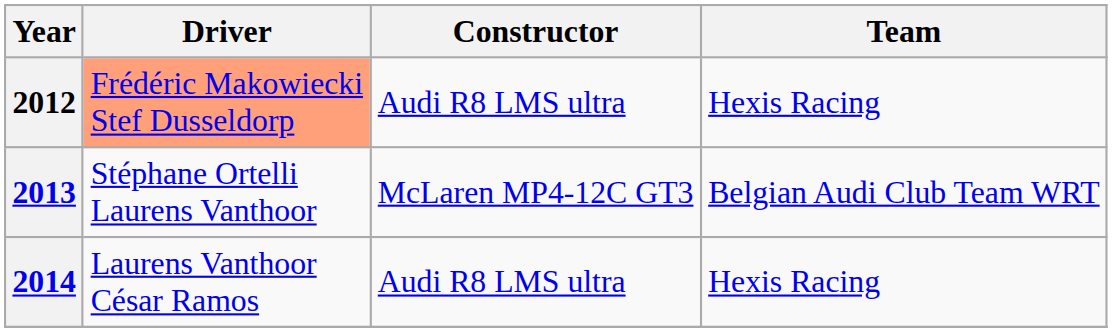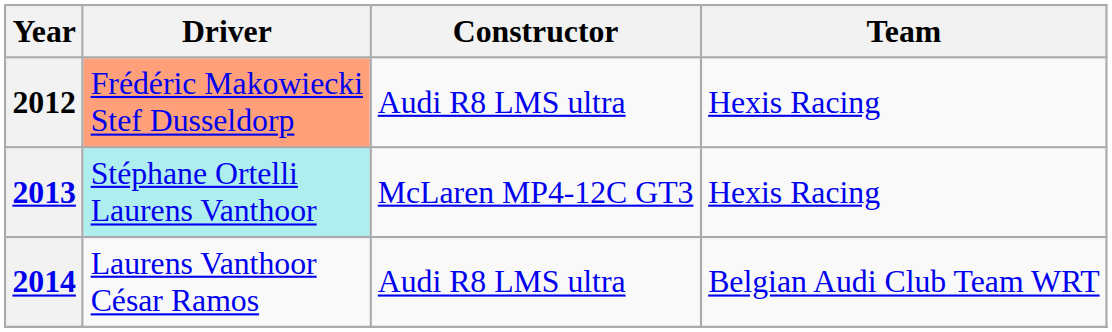(204, 192) no background -> (204, 192) paleturquoise background
(904, 192) Belgian Audi Club Team WRT -> (794, 192) Hexis Racing
(794, 282) Hexis Racing -> (904, 282) Belgian Audi Club Team WRT
